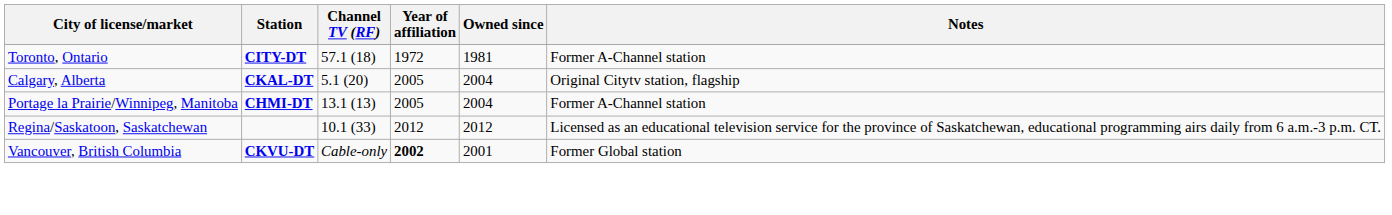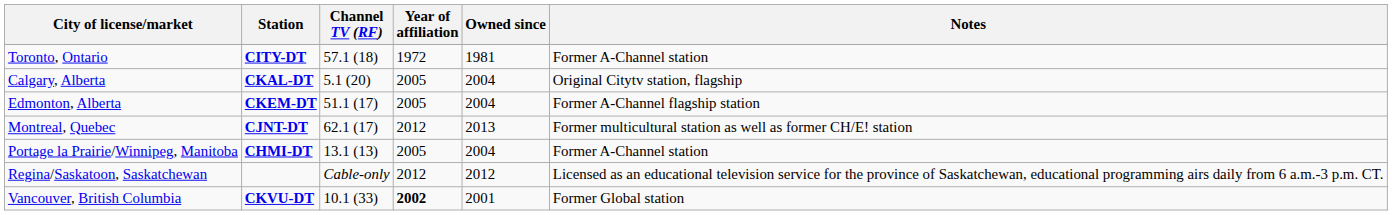+ row: (65, 103)
+ row: (62, 127)
(348, 127) 10.1 (33) -> (357, 174) Cable-only
(354, 151) Cable-only -> (351, 198) 10.1 (33)
